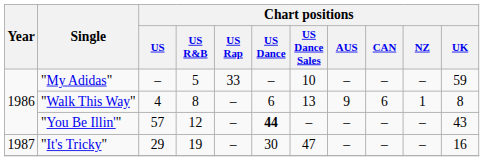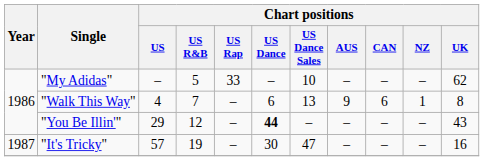(460, 80) 59 -> (460, 80) 62
(195, 101) 8 -> (195, 101) 7
(158, 123) 57 -> (158, 123) 29
(158, 144) 29 -> (158, 144) 57
